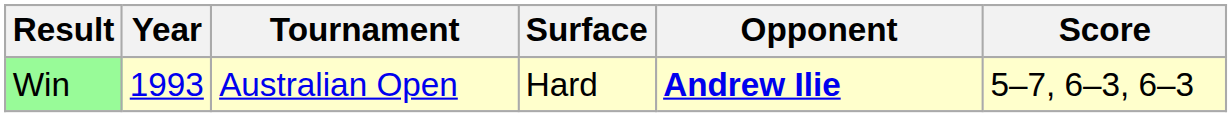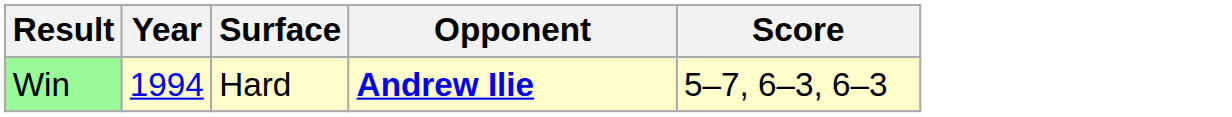- column: (365, 30)
(167, 83) 1993 -> (167, 83) 1994
